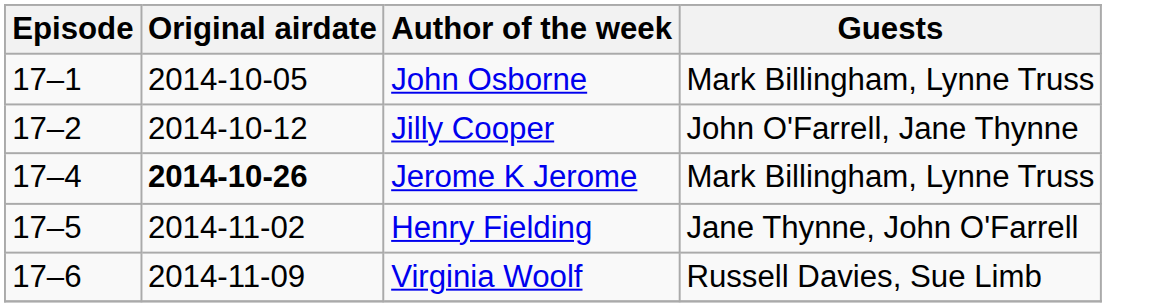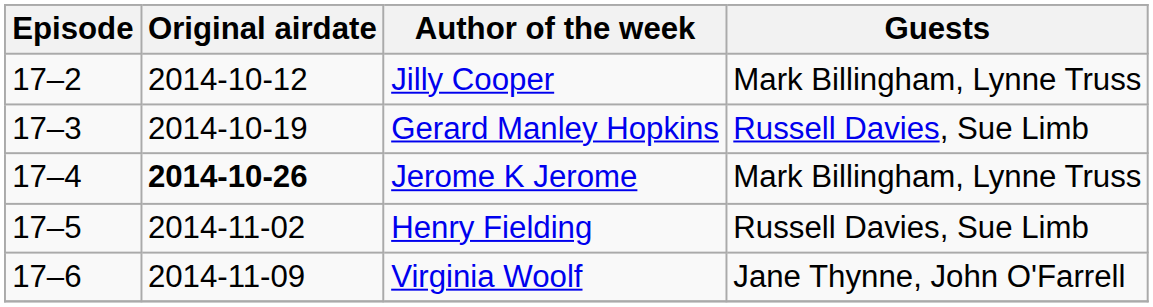- row: (489, 78)
(882, 128) John O'Farrell, Jane Thynne -> (937, 78) Mark Billingham, Lynne Truss
+ row: (555, 128)
(882, 227) Jane Thynne, John O'Farrell -> (911, 227) Russell Davies, Sue Limb
(864, 276) Russell Davies, Sue Limb -> (929, 276) Jane Thynne, John O'Farrell
